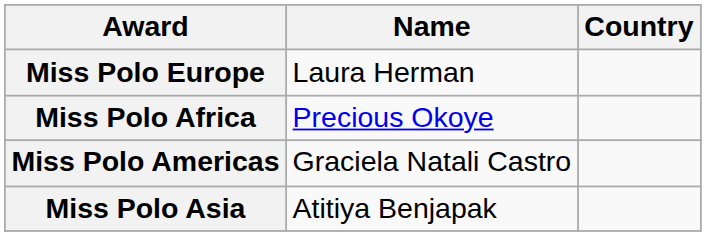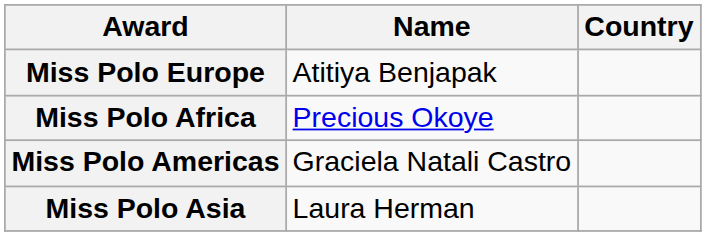(384, 72) Laura Herman -> (395, 72) Atitiya Benjapak
(395, 207) Atitiya Benjapak -> (384, 207) Laura Herman
